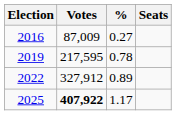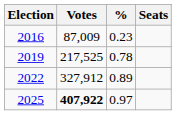(121, 36) 0.27 -> (121, 36) 0.23
(82, 57) 217,595 -> (82, 57) 217,525
(121, 99) 1.17 -> (121, 99) 0.97
